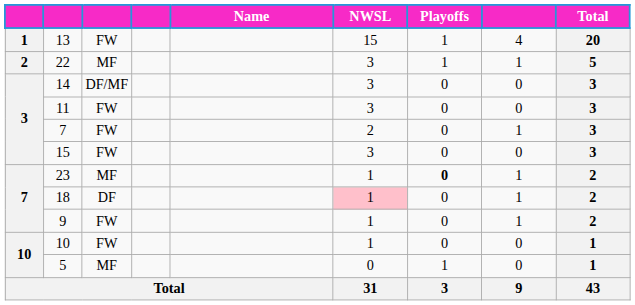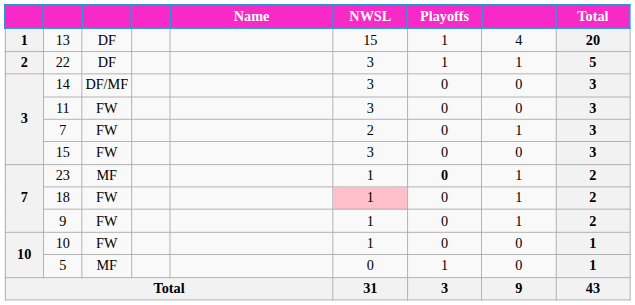(107, 40) FW -> (107, 40) DF
(107, 62) MF -> (107, 62) DF
(107, 198) DF -> (107, 198) FW
